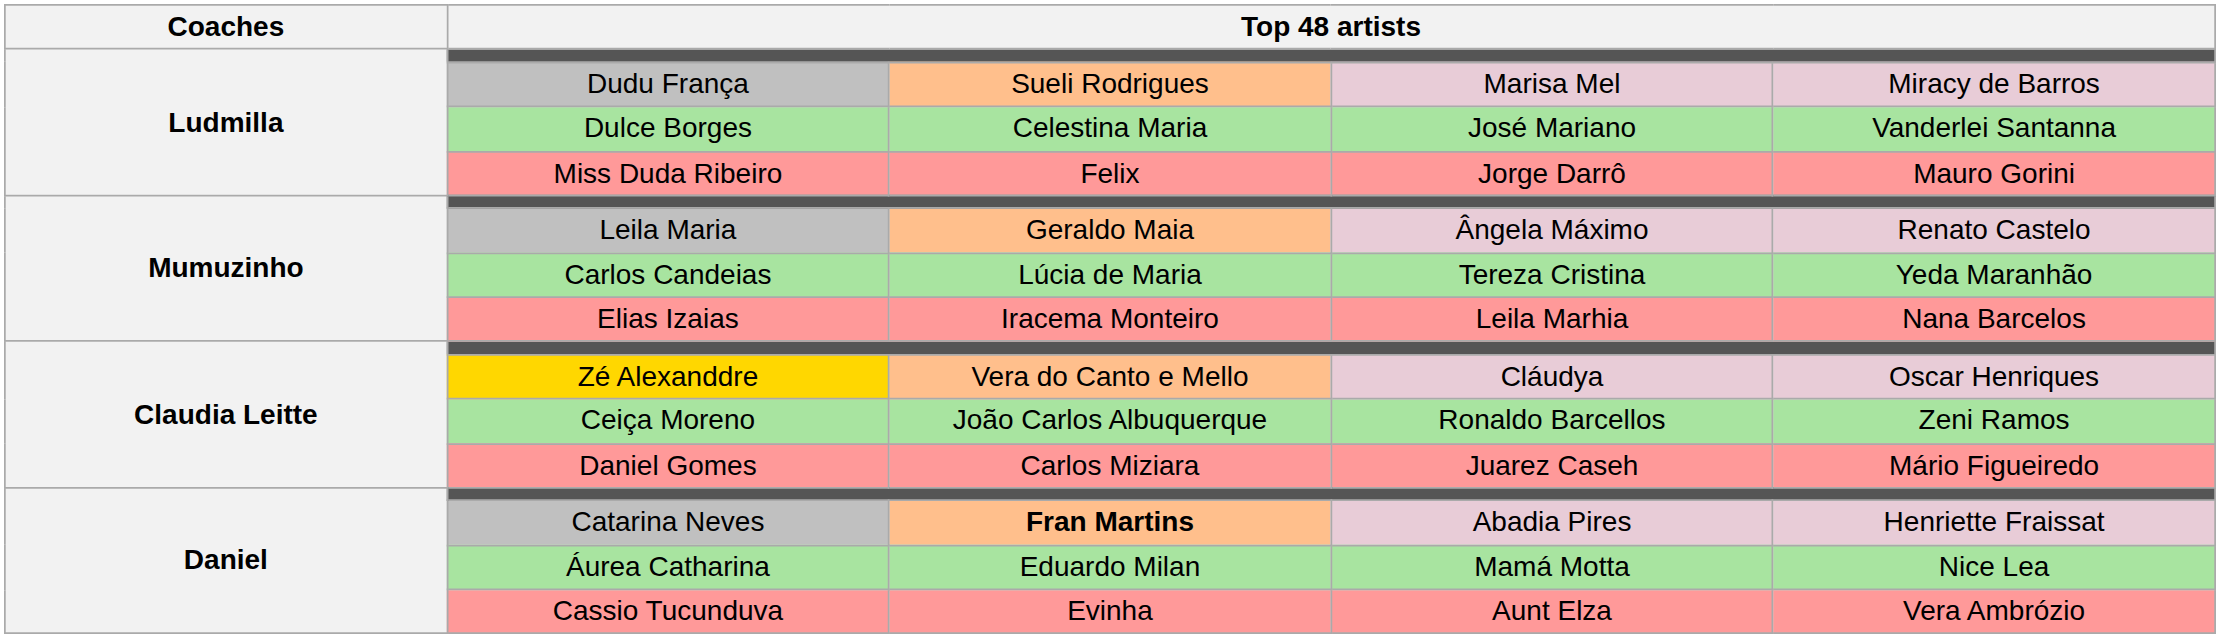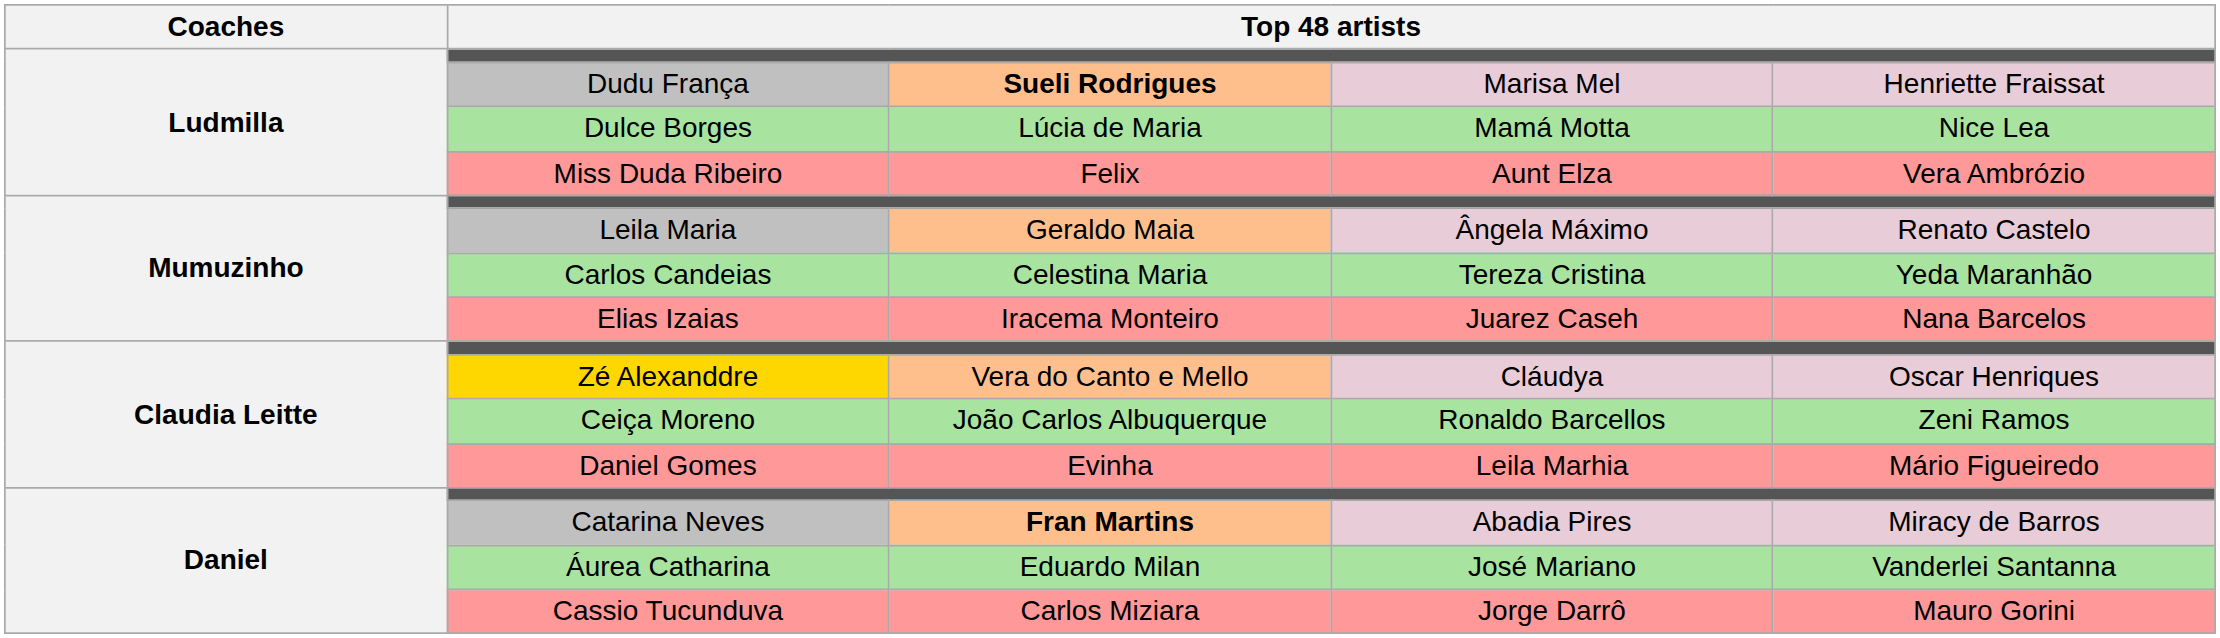(1110, 84) normal -> (1110, 84) bold
(1994, 84) Miracy de Barros -> (1994, 84) Henriette Fraissat
(1110, 128) Celestina Maria -> (1110, 128) Lúcia de Maria
(1552, 128) José Mariano -> (1552, 128) Mamá Motta
(1994, 128) Vanderlei Santanna -> (1994, 128) Nice Lea
(1552, 172) Jorge Darrô -> (1552, 172) Aunt Elza
(1994, 172) Mauro Gorini -> (1994, 172) Vera Ambrózio
(1110, 274) Lúcia de Maria -> (1110, 274) Celestina Maria
(1552, 318) Leila Marhia -> (1552, 318) Juarez Caseh
(1110, 465) Carlos Miziara -> (1110, 465) Evinha
(1552, 465) Juarez Caseh -> (1552, 465) Leila Marhia
(1994, 522) Henriette Fraissat -> (1994, 522) Miracy de Barros
(1552, 566) Mamá Motta -> (1552, 566) José Mariano
(1994, 566) Nice Lea -> (1994, 566) Vanderlei Santanna
(1110, 611) Evinha -> (1110, 611) Carlos Miziara
(1552, 611) Aunt Elza -> (1552, 611) Jorge Darrô
(1994, 611) Vera Ambrózio -> (1994, 611) Mauro Gorini
